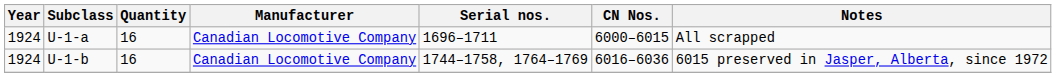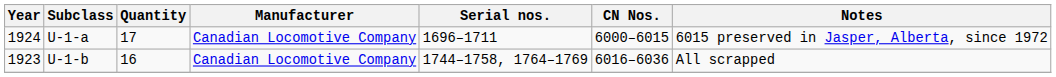(128, 38) 16 -> (128, 38) 17
(725, 38) All scrapped -> (862, 38) 6015 preserved in Jasper, Alberta, since 1972
(24, 61) 1924 -> (24, 61) 1923
(862, 61) 6015 preserved in Jasper, Alberta, since 1972 -> (725, 61) All scrapped
